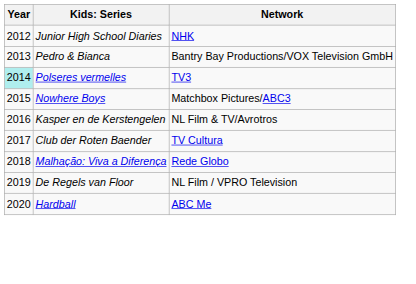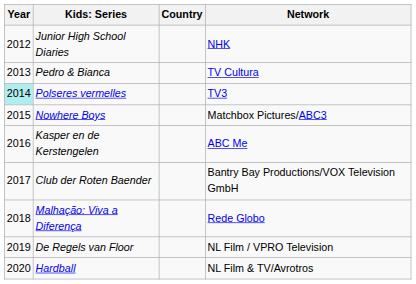+ column: (182, 15)
(282, 57) Bantry Bay Productions/VOX Television GmbH -> (233, 73) TV Cultura
(224, 120) NL Film & TV/Avrotros -> (227, 144) ABC Me
(197, 141) TV Cultura -> (301, 181) Bantry Bay Productions/VOX Television GmbH
(191, 204) ABC Me -> (260, 268) NL Film & TV/Avrotros
